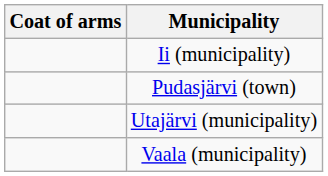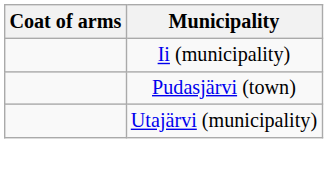- row: (224, 154)
